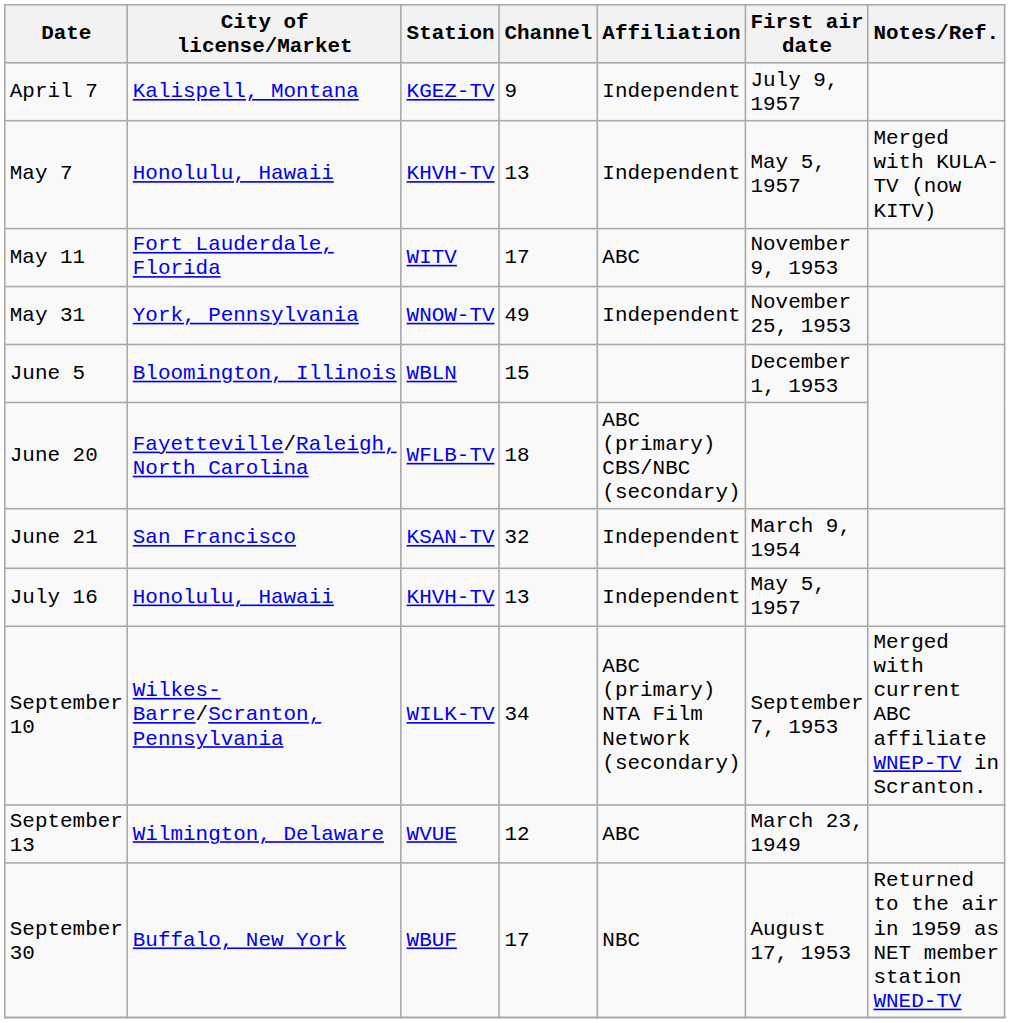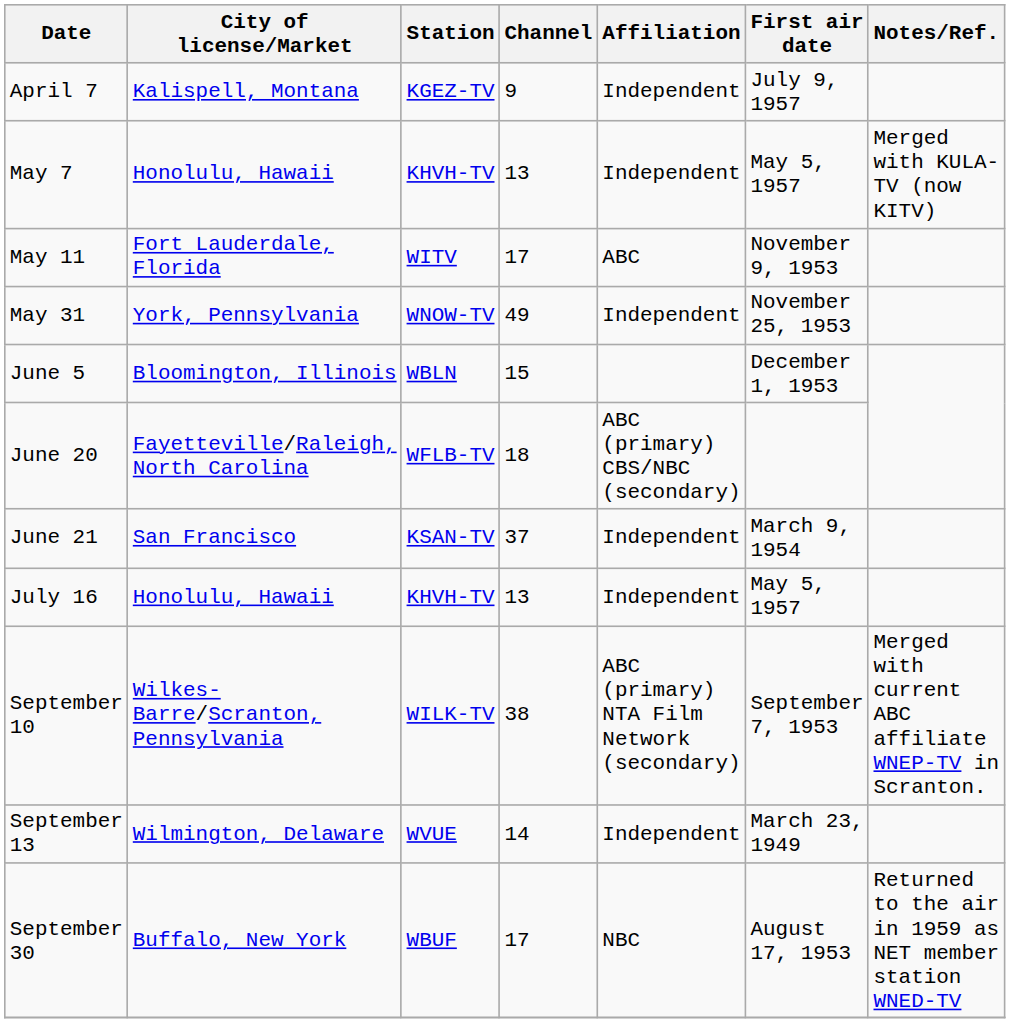(517, 538) 32 -> (517, 538) 37
(517, 715) 34 -> (517, 715) 38
(517, 834) 12 -> (517, 834) 14
(621, 834) ABC -> (671, 834) Independent
